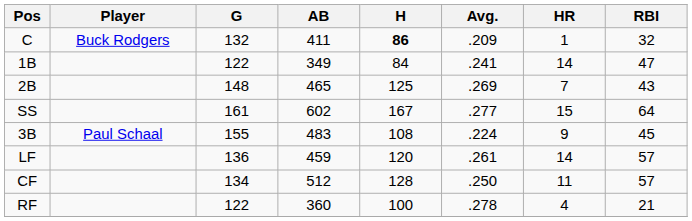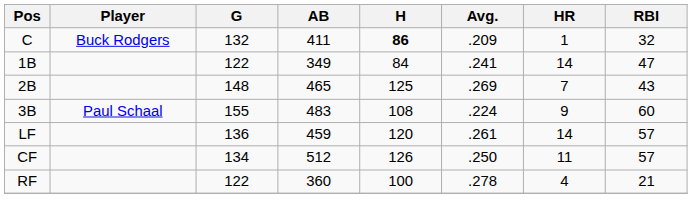- row: (27, 110)
(646, 134) 45 -> (646, 110) 60
(401, 181) 128 -> (401, 157) 126
